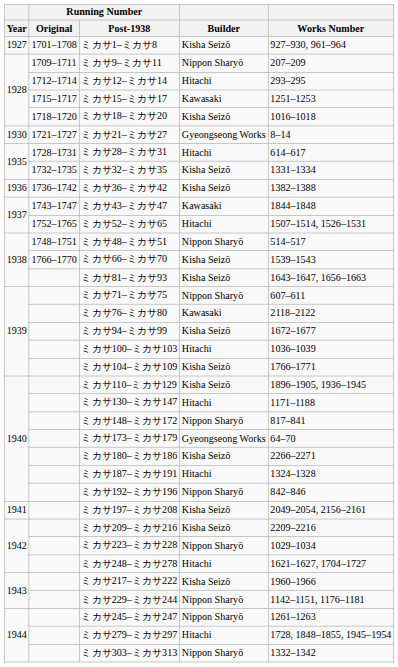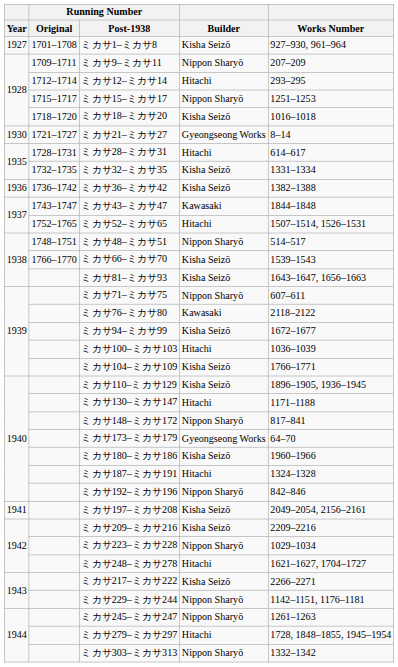(202, 99) Kawasaki -> (213, 99) Nippon Sharyō
(293, 456) 2266–2271 -> (293, 456) 1960–1966
(293, 581) 1960–1966 -> (293, 581) 2266–2271
